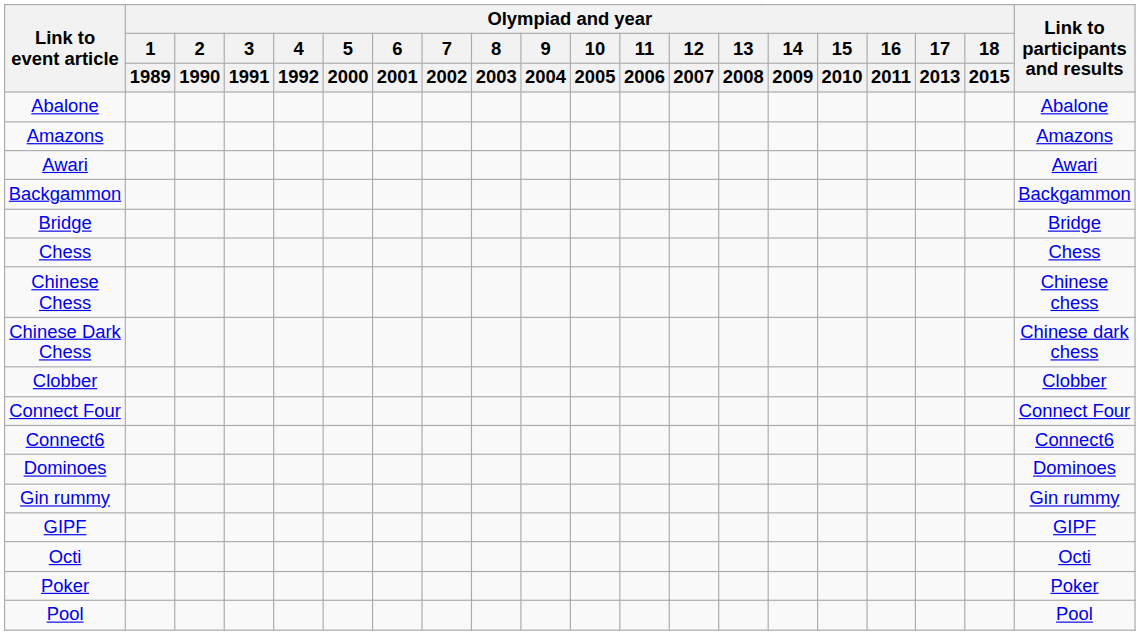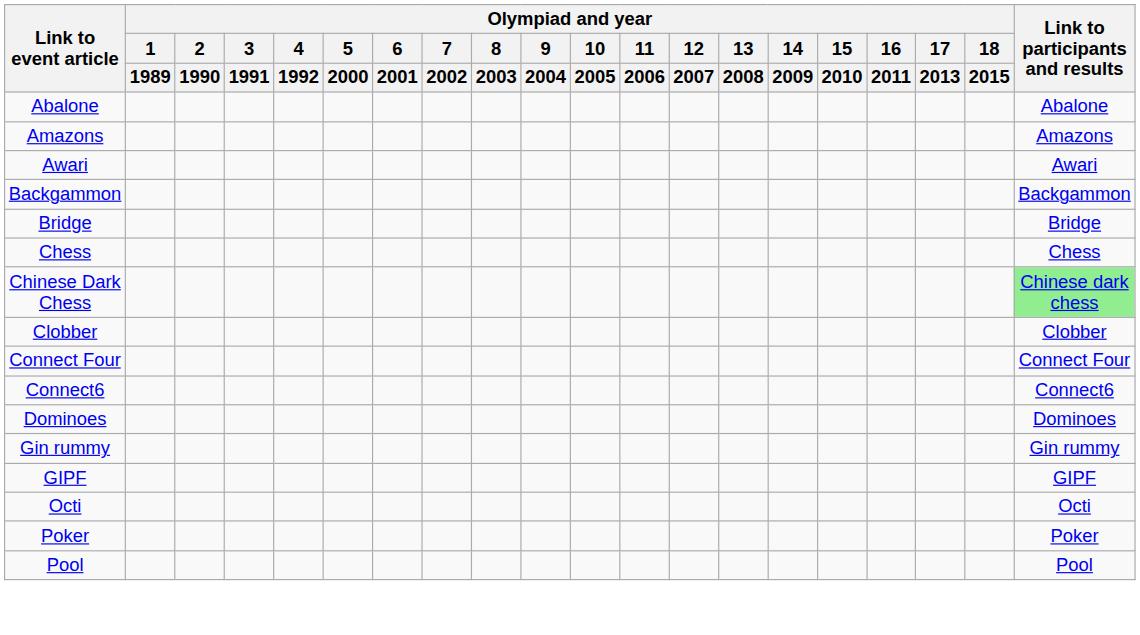- row: (65, 292)
(1074, 341) no background -> (1074, 292) lightgreen background
